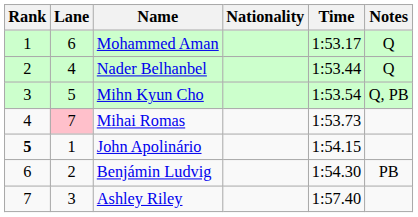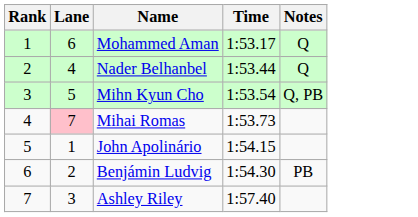- column: (265, 17)
(27, 146) bold -> (27, 146) normal
